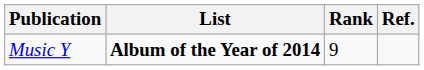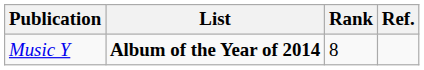(334, 49) 9 -> (334, 49) 8
